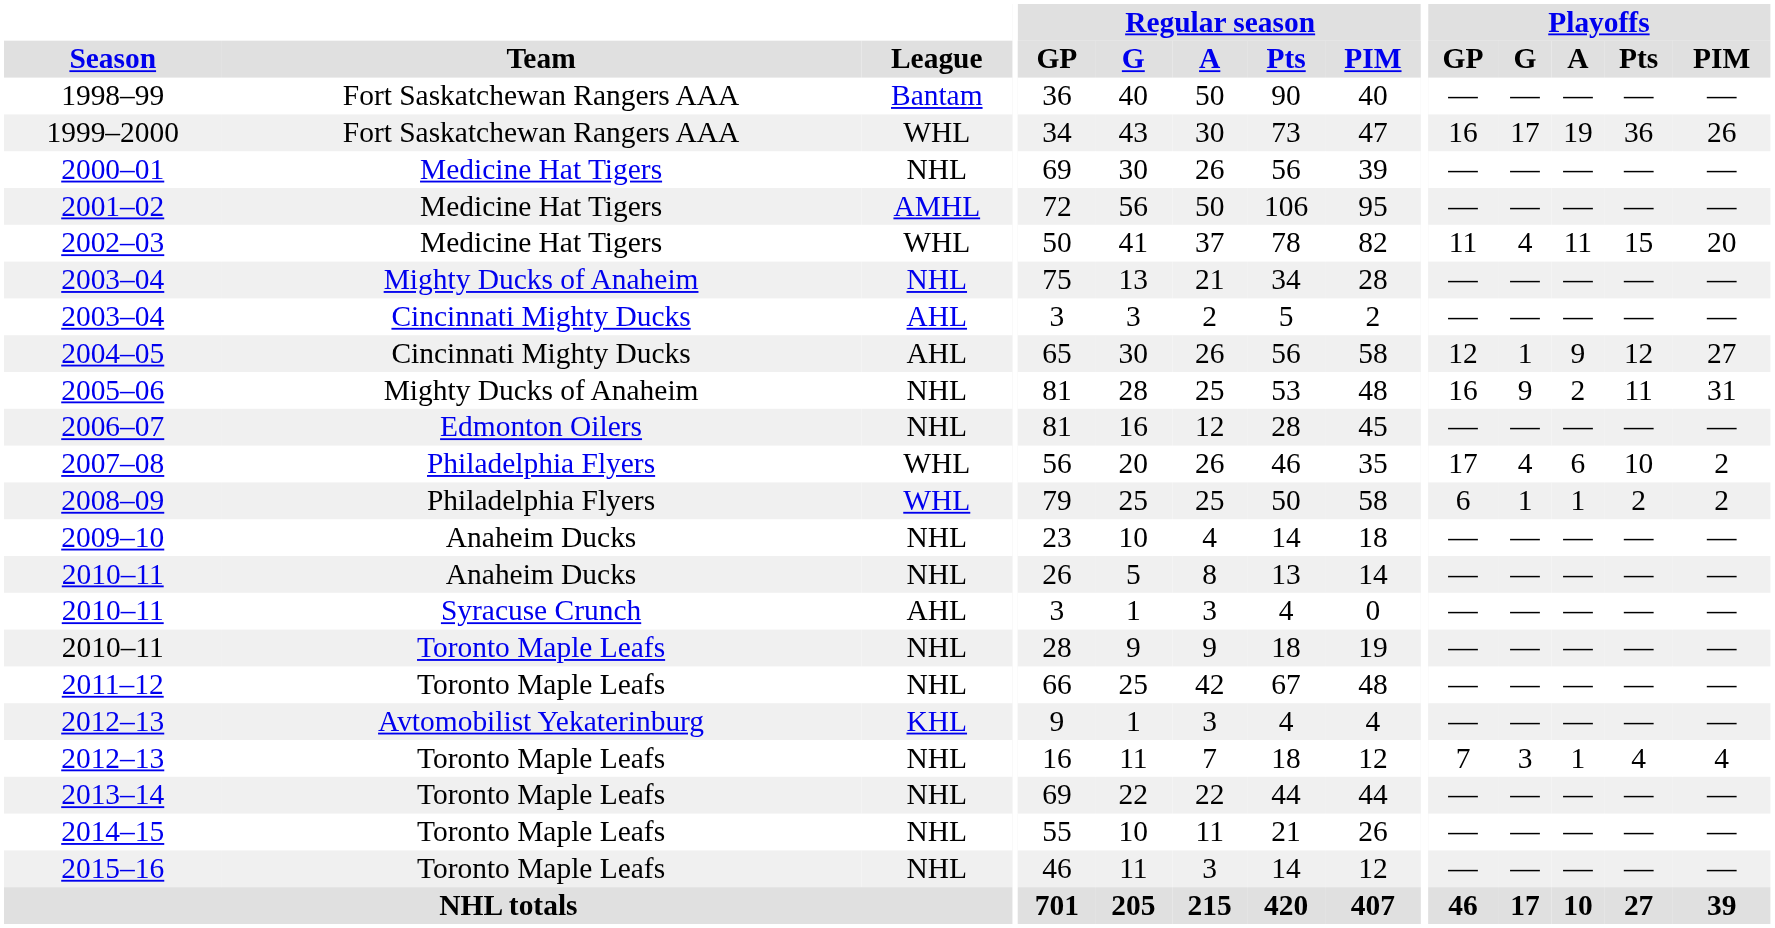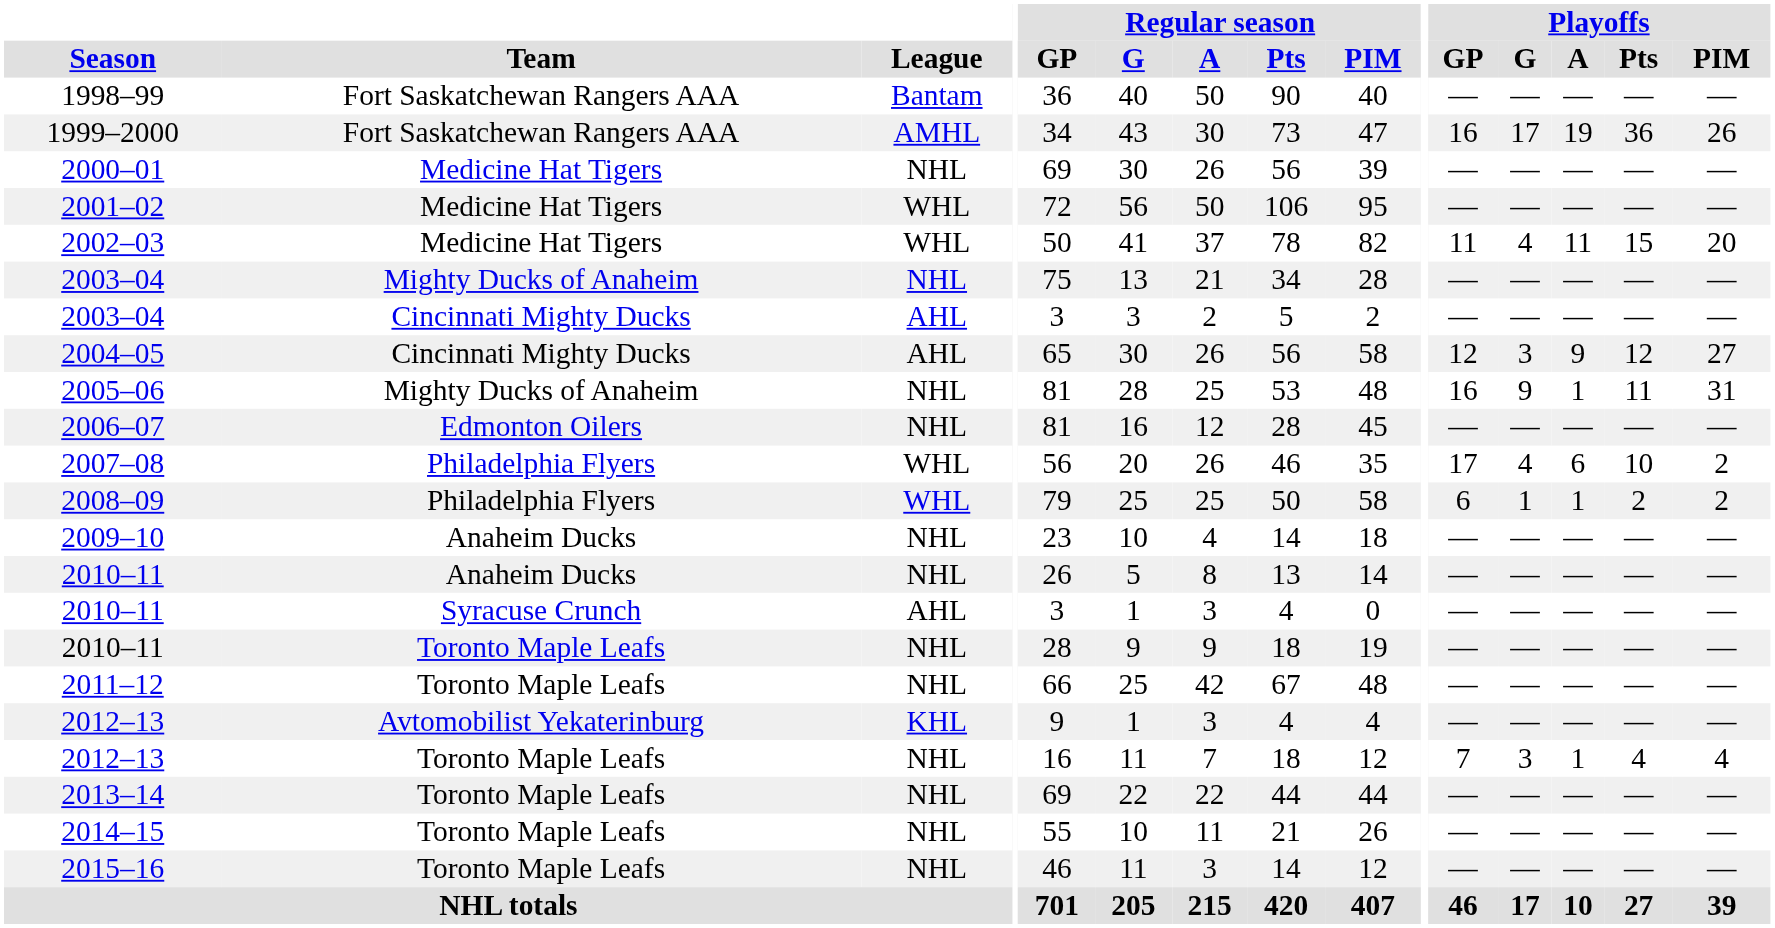(937, 132) WHL -> (937, 132) AMHL
(937, 205) AMHL -> (937, 205) WHL
(1525, 353) 1 -> (1525, 353) 3
(1578, 389) 2 -> (1578, 389) 1
